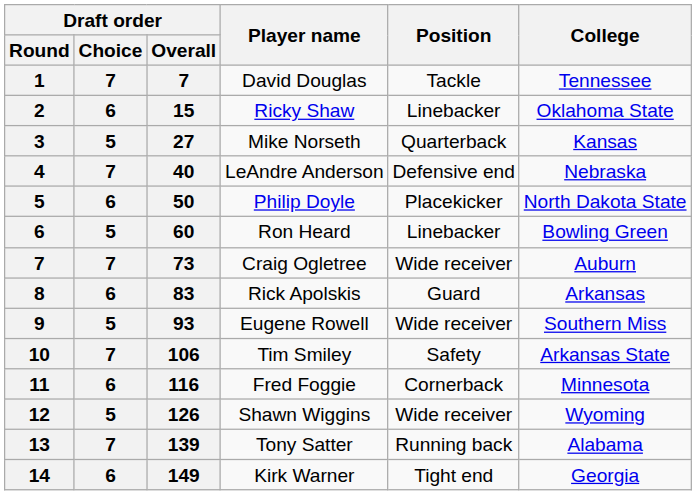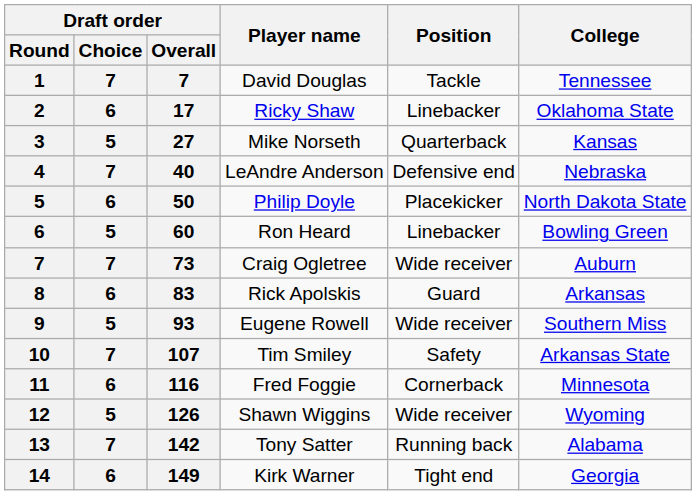(184, 111) 15 -> (184, 111) 17
(184, 353) 106 -> (184, 353) 107
(184, 444) 139 -> (184, 444) 142
